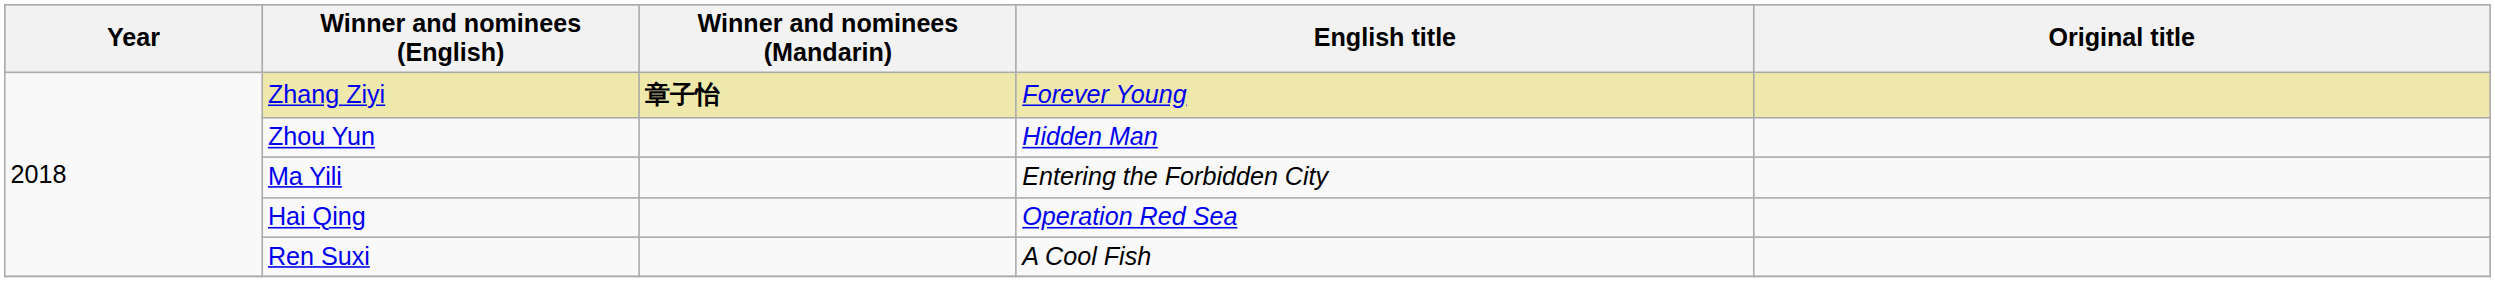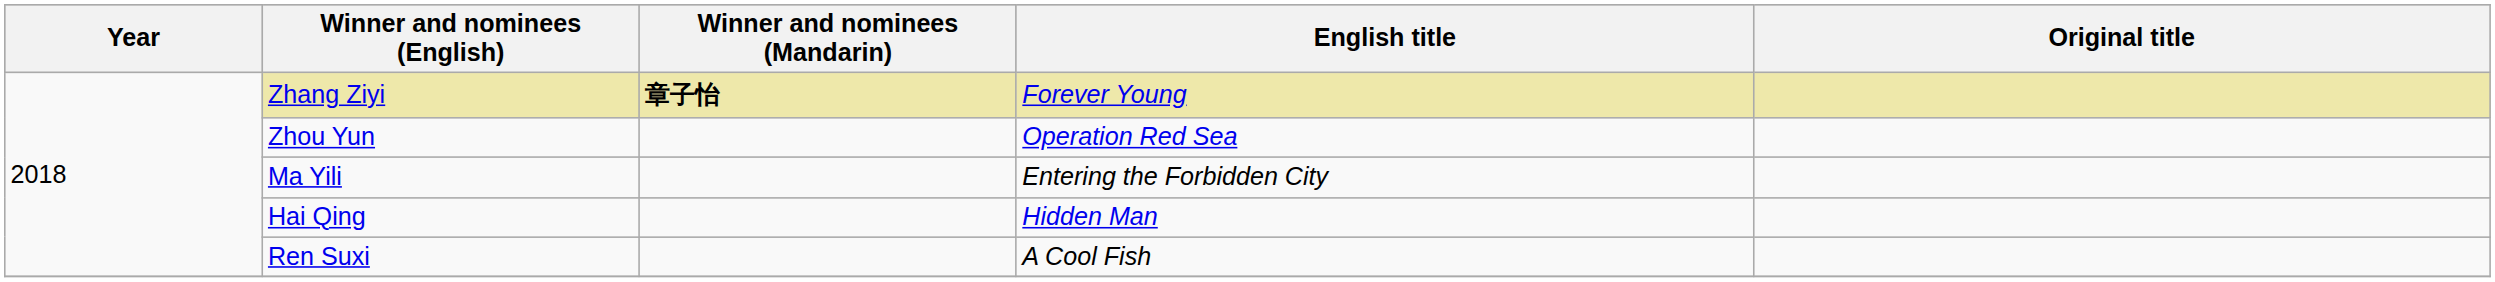(1090, 137) Hidden Man -> (1130, 137) Operation Red Sea
(1130, 216) Operation Red Sea -> (1090, 216) Hidden Man
